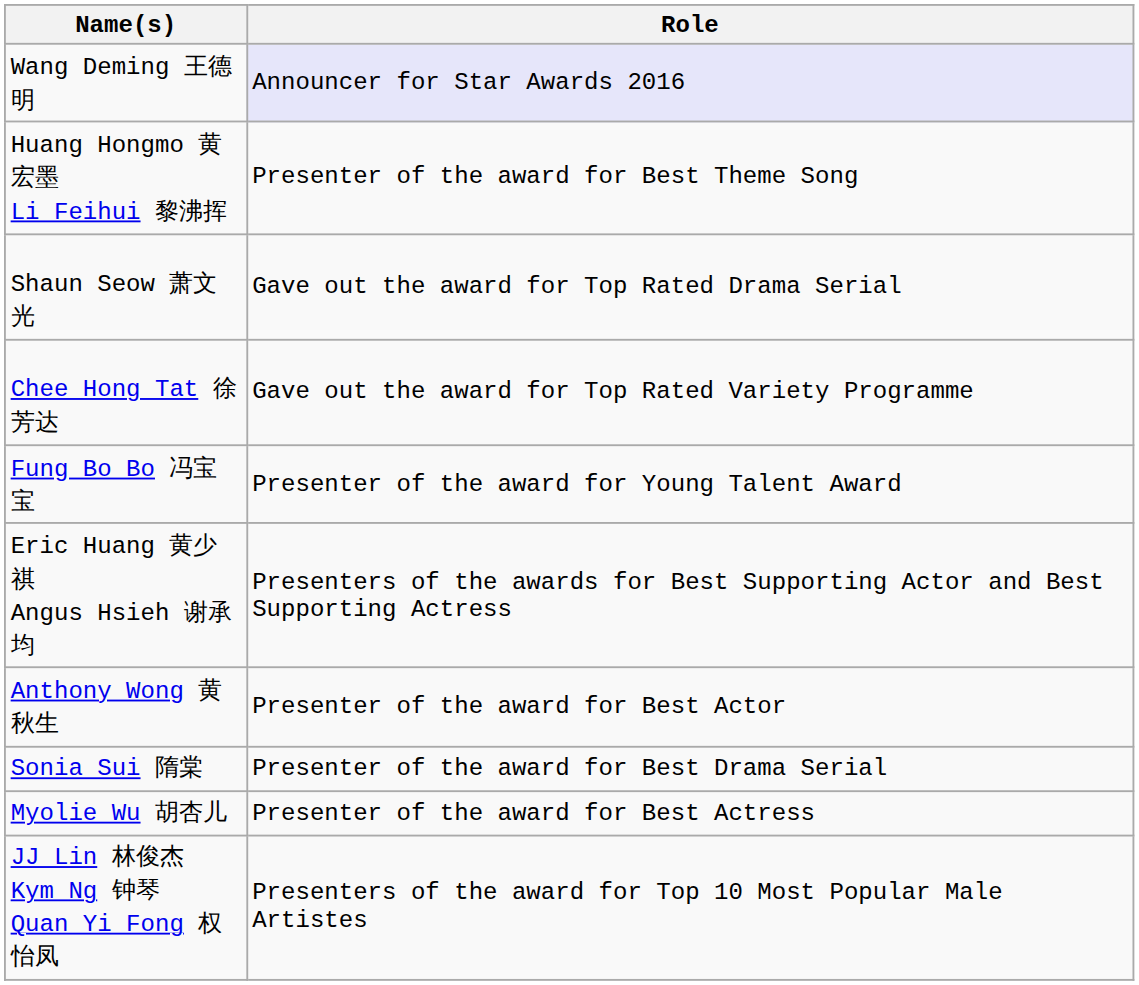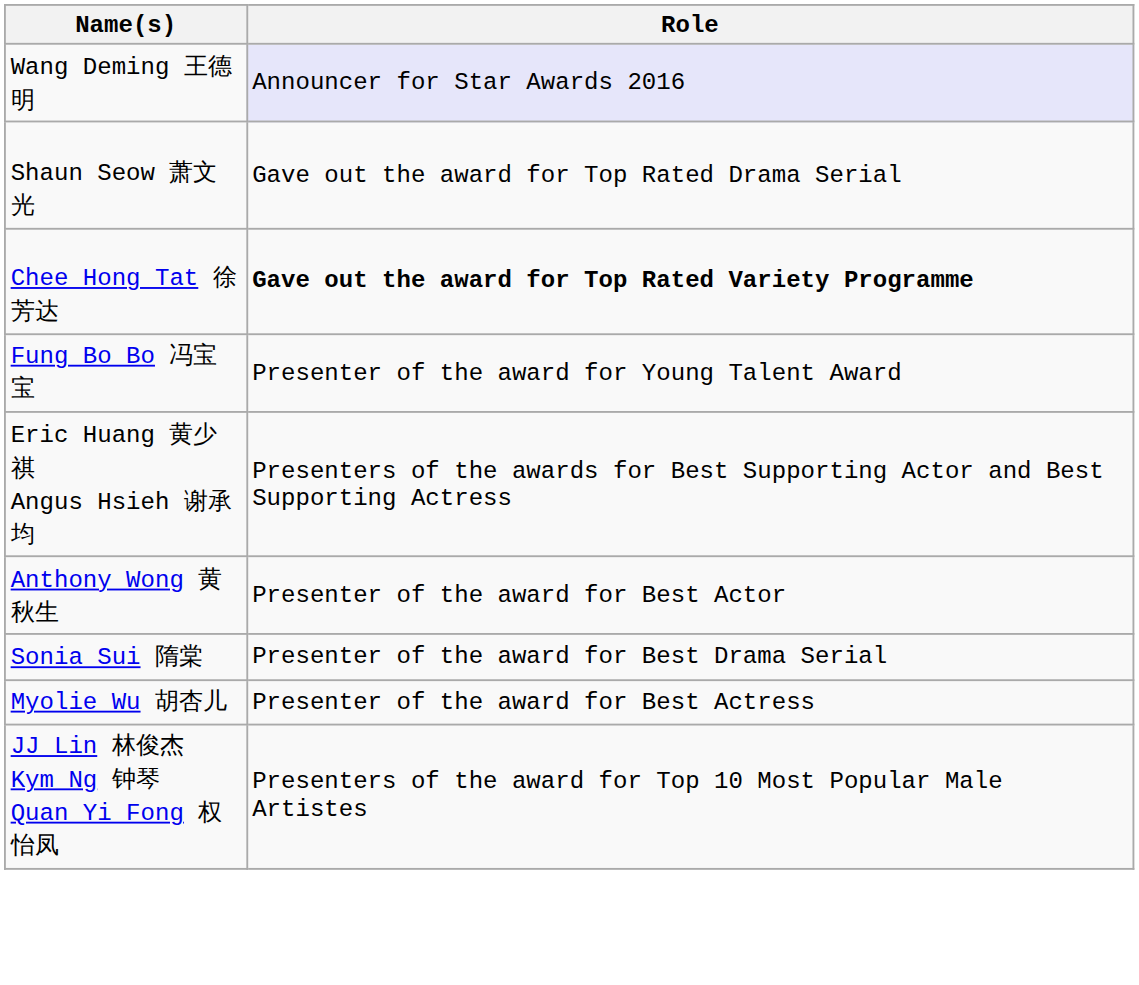- row: (119, 179)
(613, 392) normal -> (613, 281) bold
